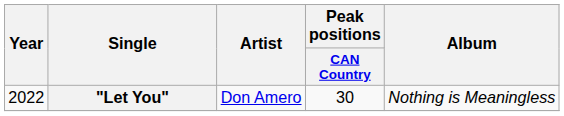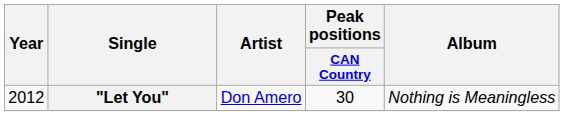(26, 97) 2022 -> (26, 97) 2012
